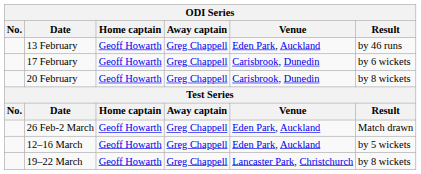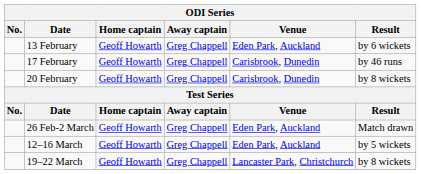(380, 45) by 46 runs -> (384, 45) by 6 wickets
(384, 62) by 6 wickets -> (380, 62) by 46 runs
